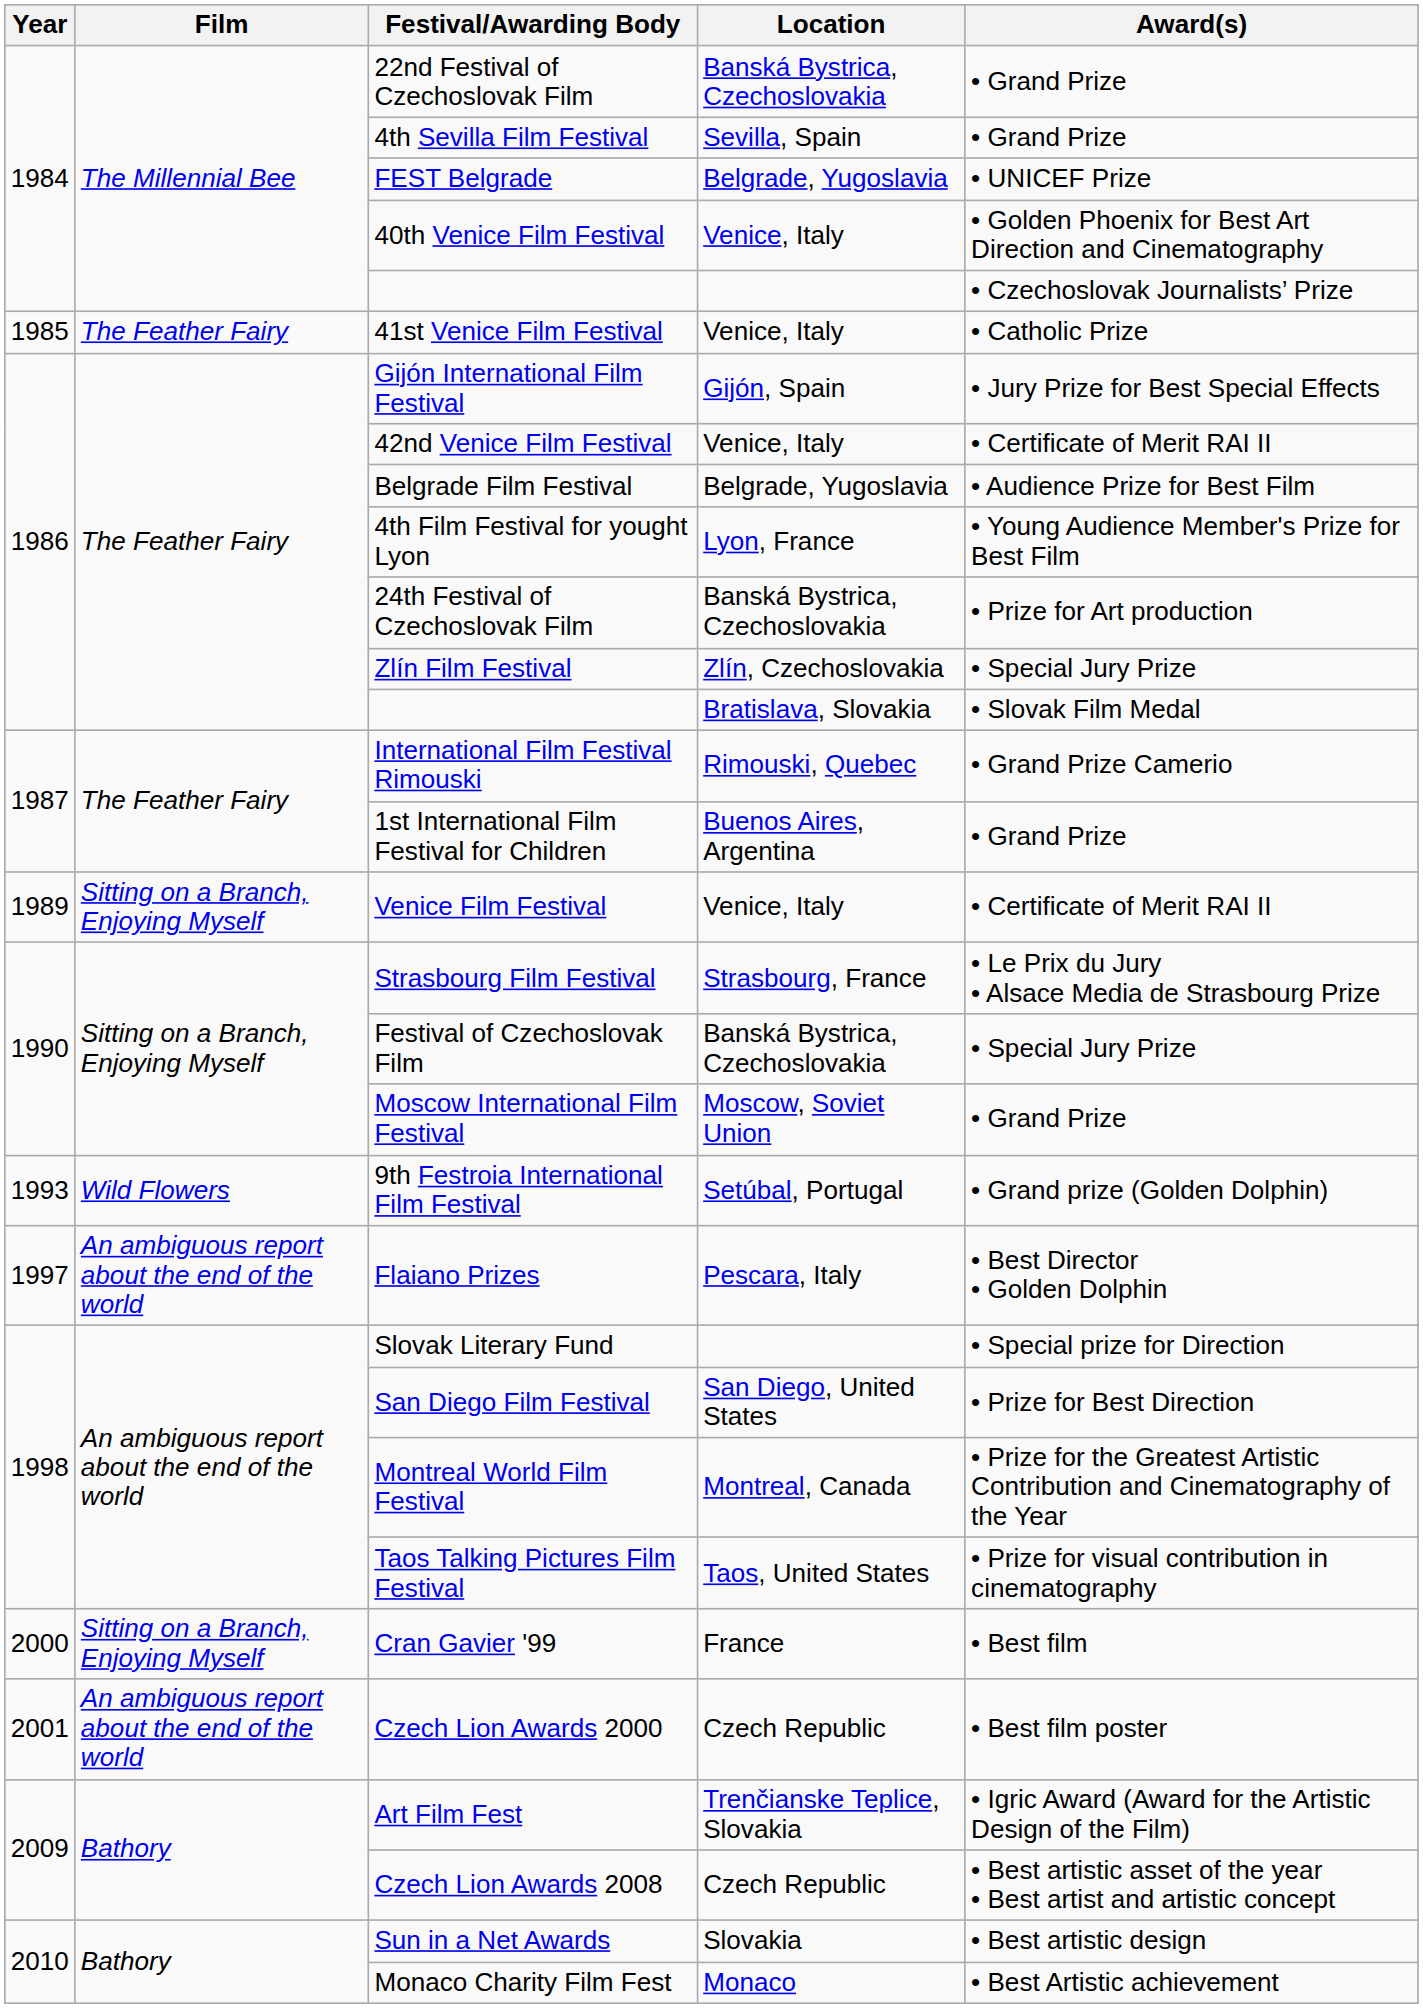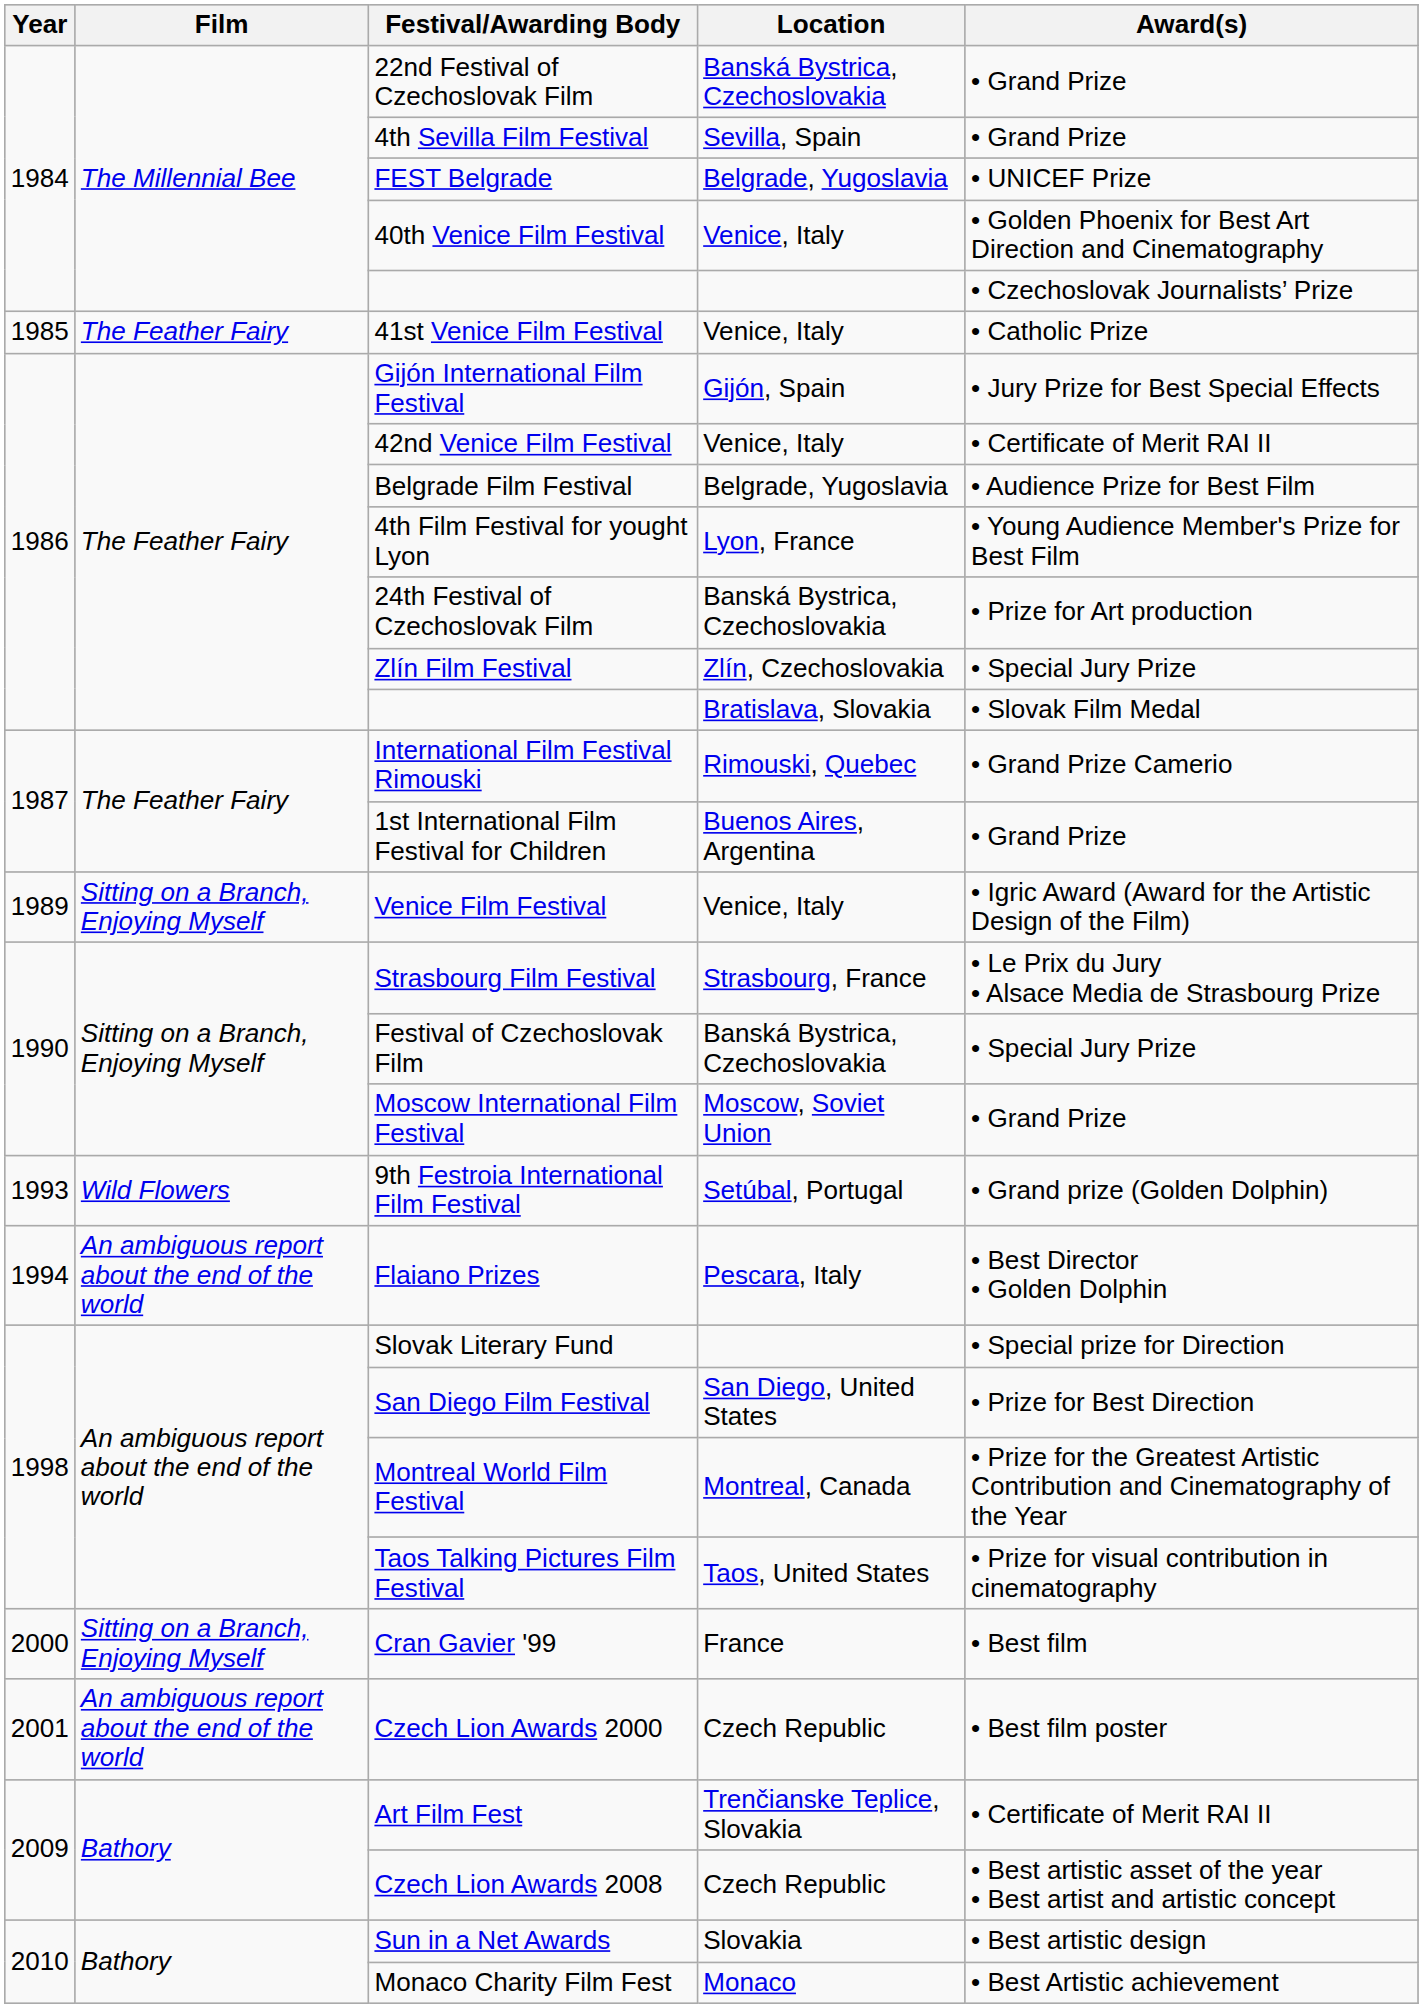(1121, 907) • Certificate of Merit RAI II -> (1171, 907) • Igric Award (Award for the Artistic Design of the Film)
(40, 1275) 1997 -> (40, 1275) 1994
(1171, 1814) • Igric Award (Award for the Artistic Design of the Film) -> (1121, 1814) • Certificate of Merit RAI II
